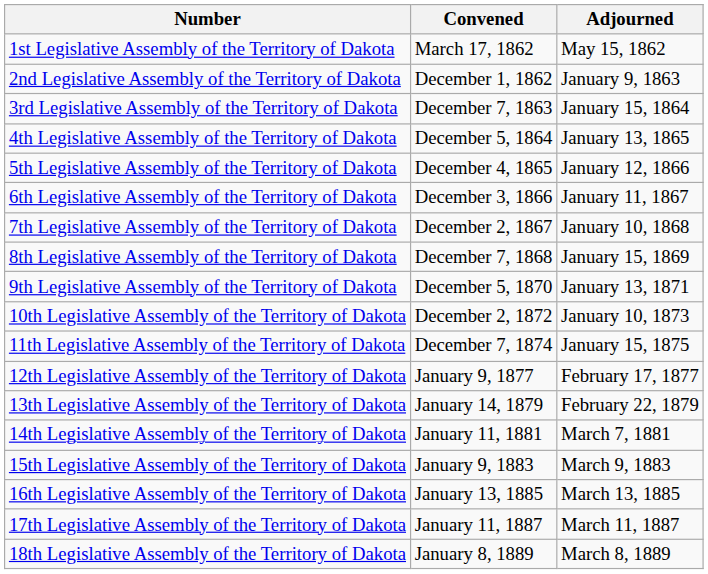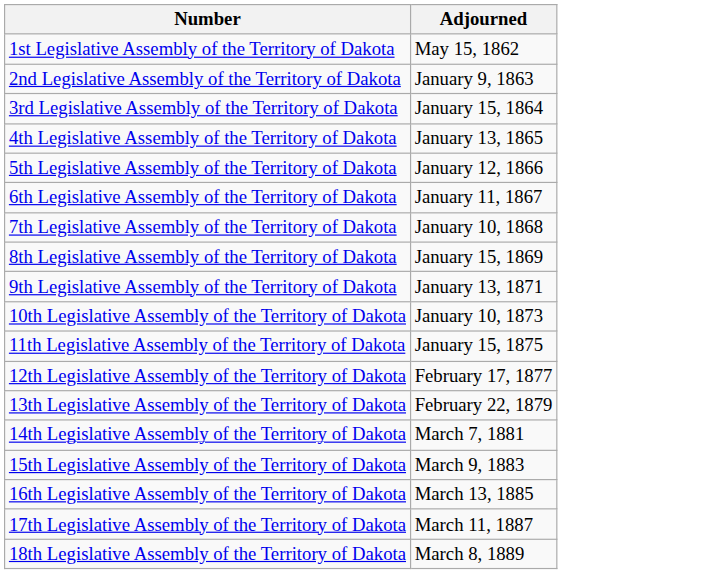- column: (484, 19)
